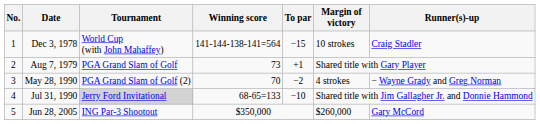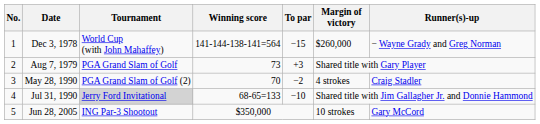(335, 44) 10 strokes -> (334, 44) $260,000
(396, 44) Craig Stadler -> (436, 44) − Wayne Grady and Greg Norman
(298, 65) +1 -> (298, 65) +3
(436, 81) − Wayne Grady and Greg Norman -> (396, 81) Craig Stadler
(334, 112) $260,000 -> (335, 112) 10 strokes
